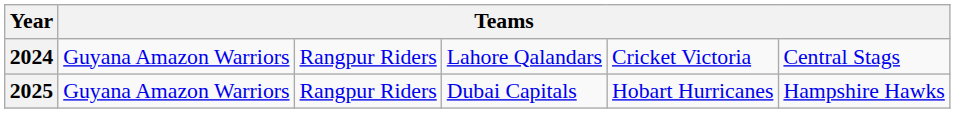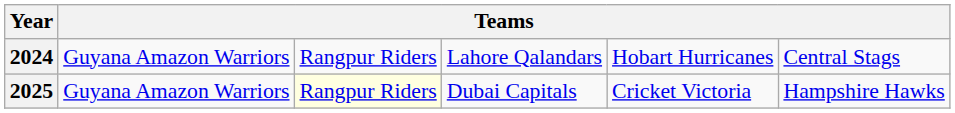(682, 56) Cricket Victoria -> (693, 56) Hobart Hurricanes
(368, 90) no background -> (368, 90) lightyellow background
(693, 90) Hobart Hurricanes -> (682, 90) Cricket Victoria
